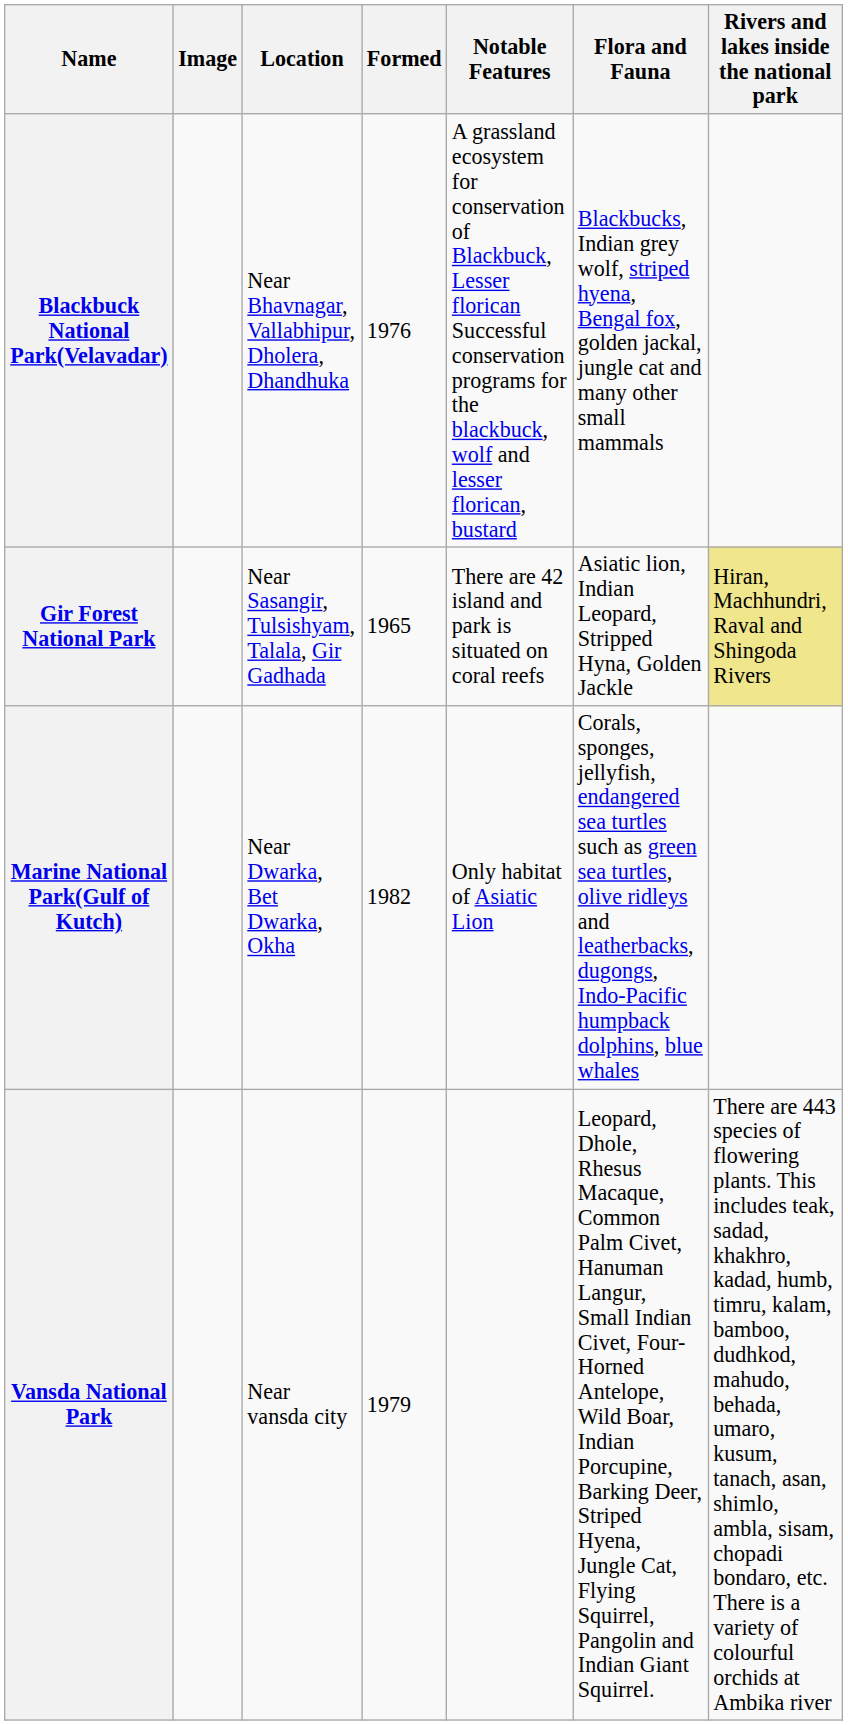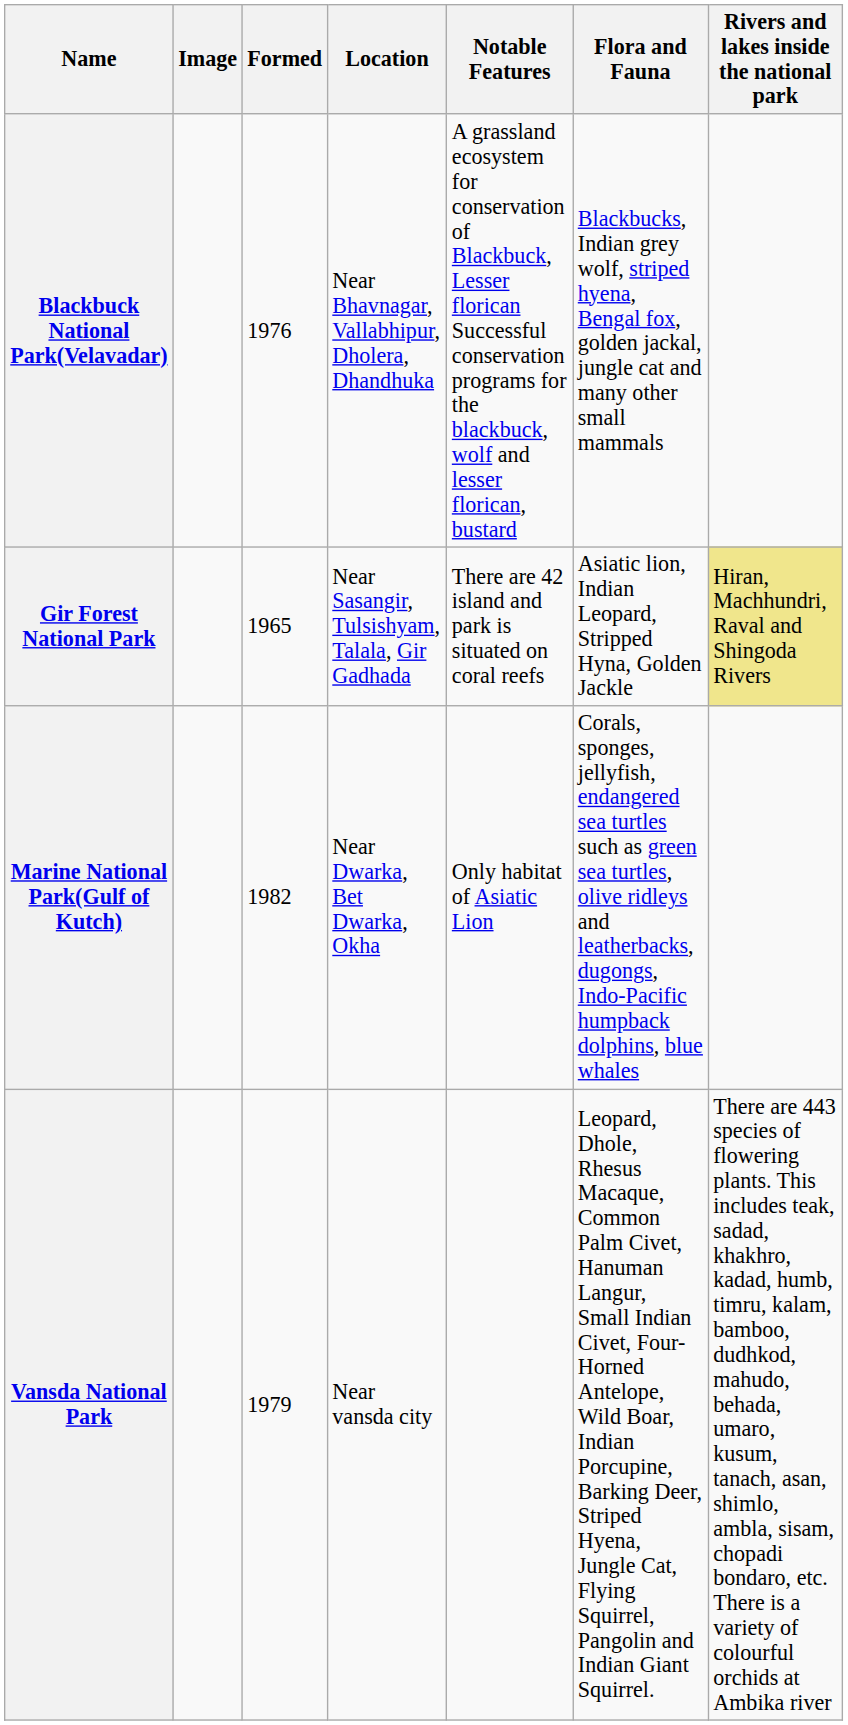columns swapped: (302, 59) <-> (404, 59)
